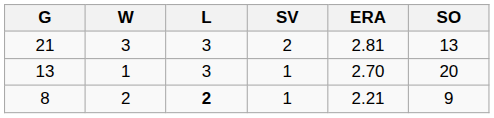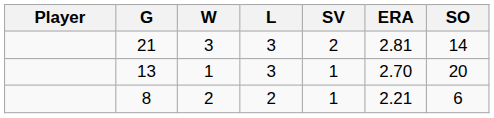+ column: (60, 17)
(449, 44) 13 -> (458, 44) 14
(206, 98) bold -> (271, 98) normal
(449, 98) 9 -> (458, 98) 6
